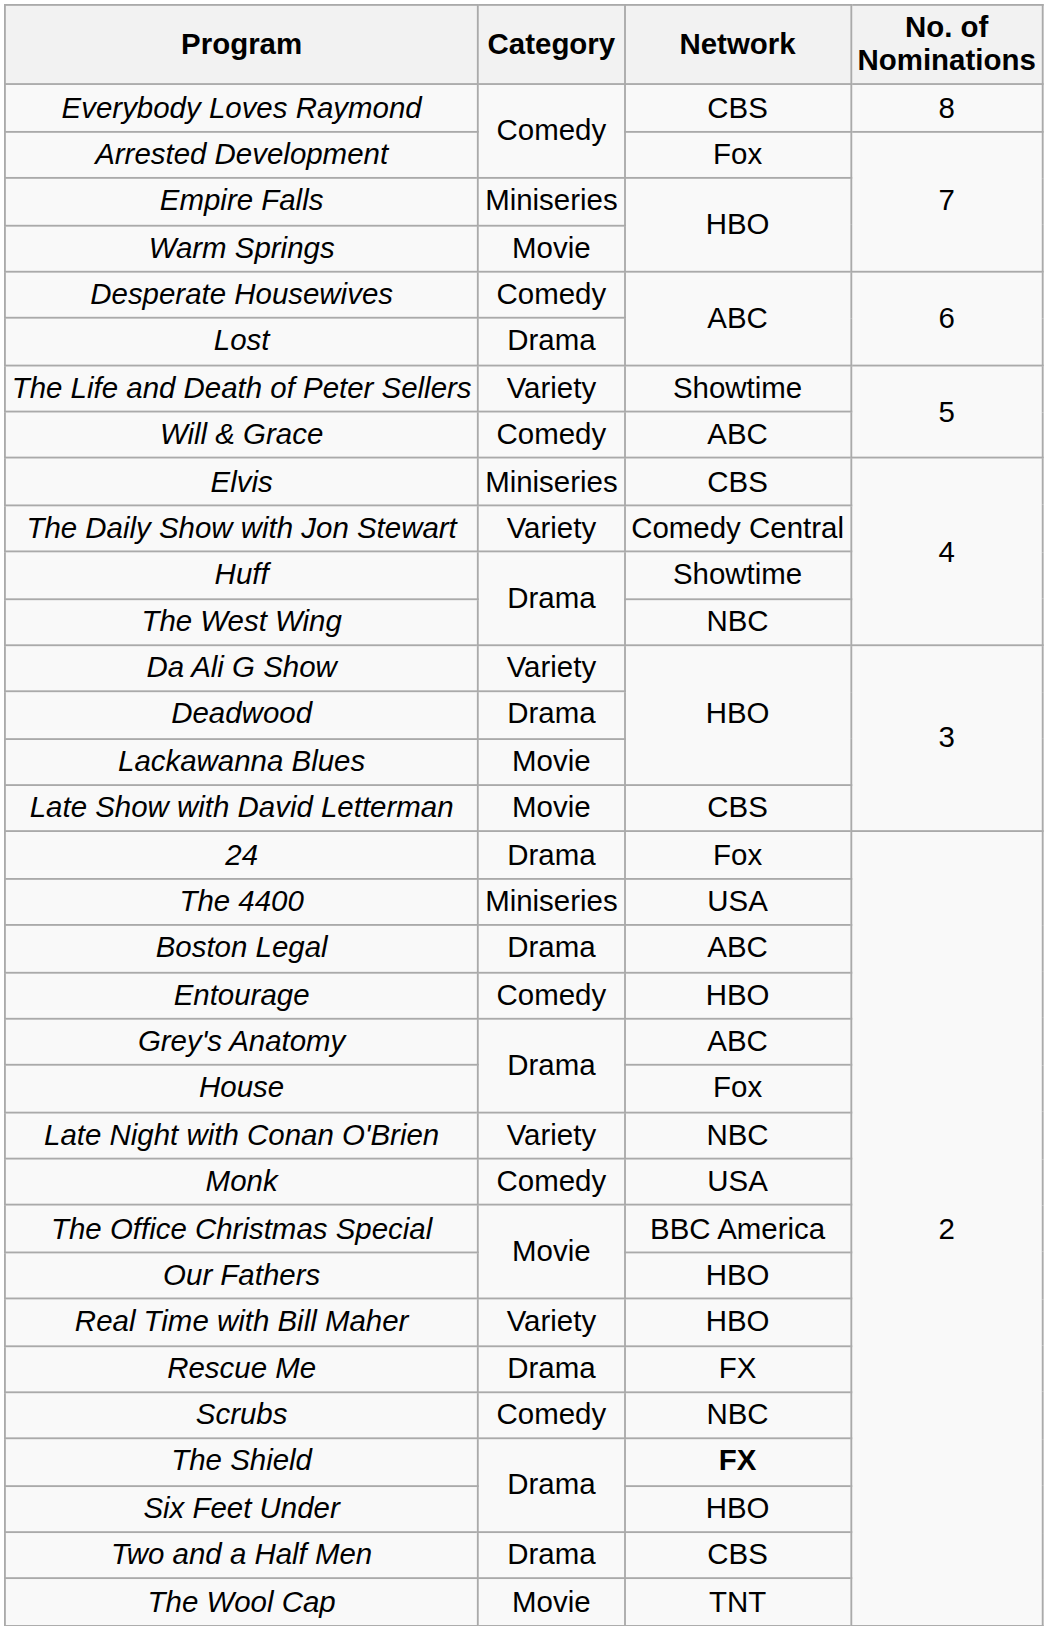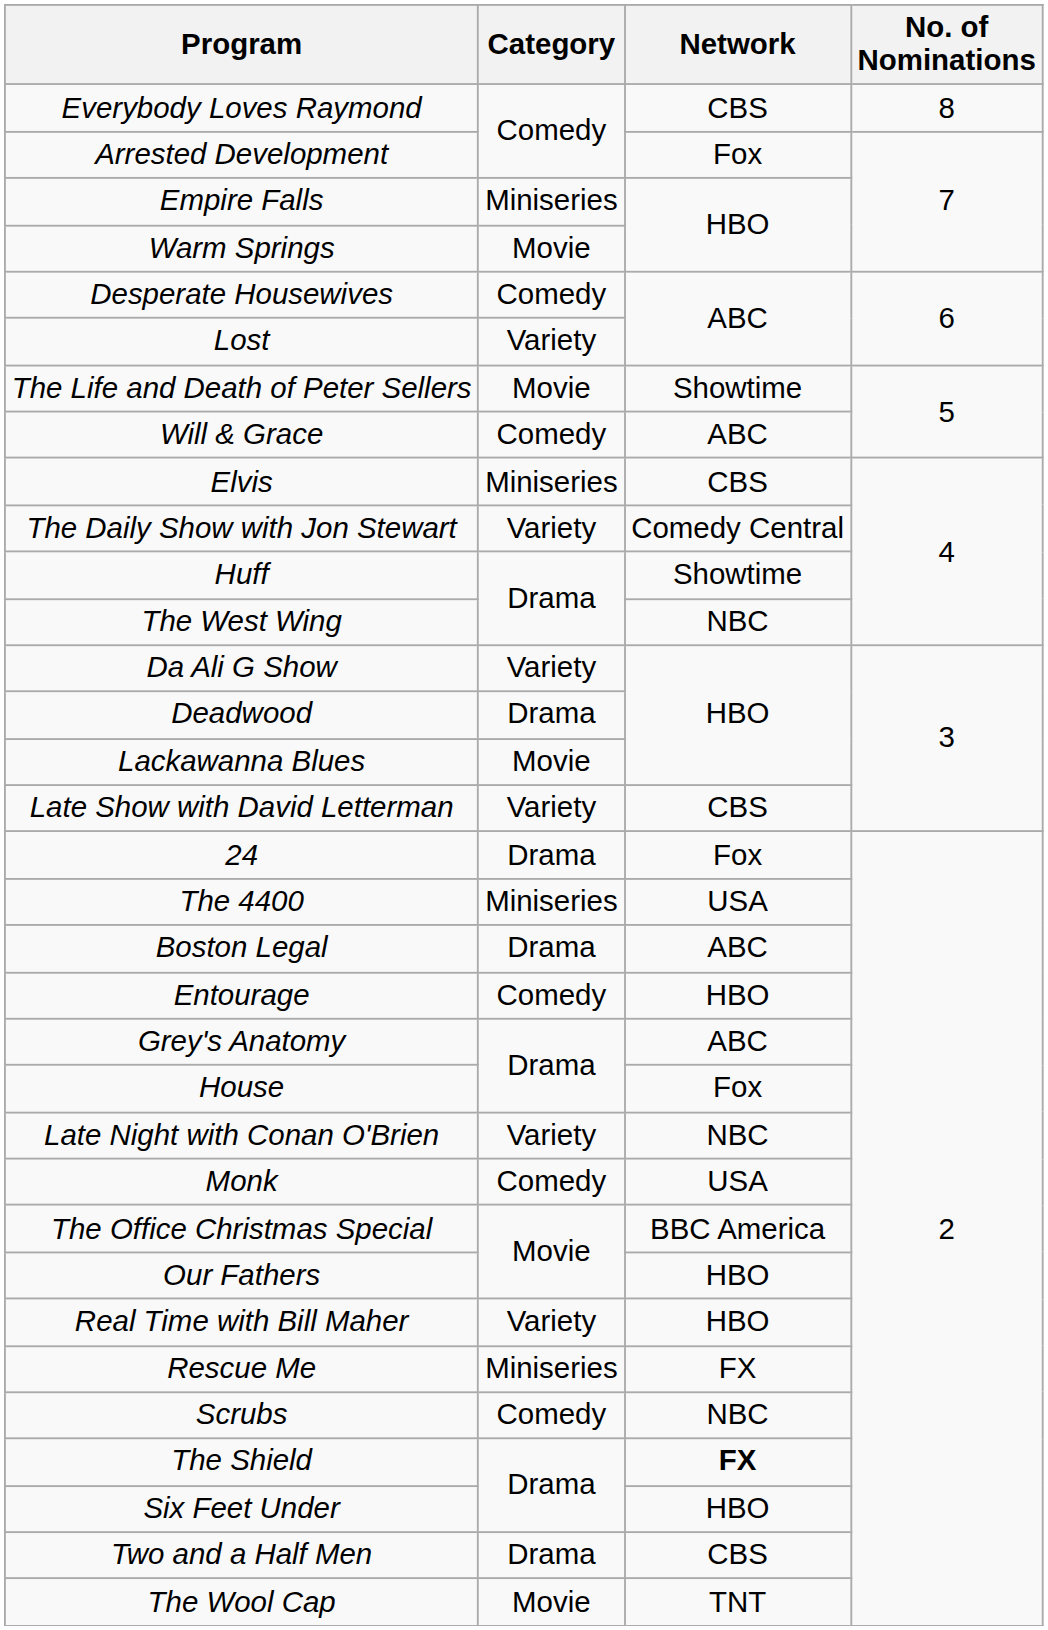(551, 341) Drama -> (551, 341) Variety
(551, 387) Variety -> (551, 387) Movie
(551, 808) Movie -> (551, 808) Variety
(551, 1368) Drama -> (551, 1368) Miniseries
